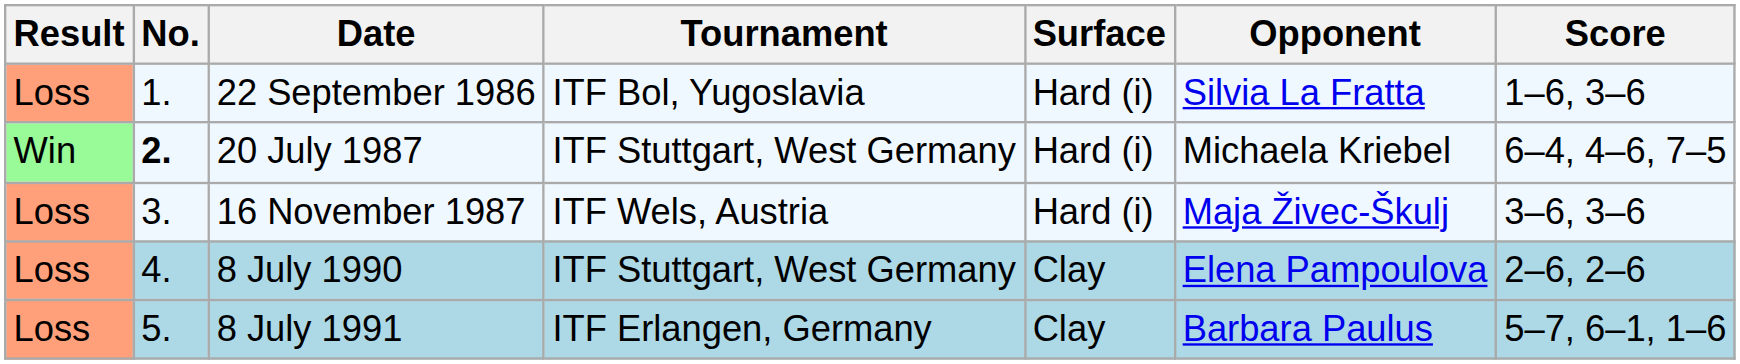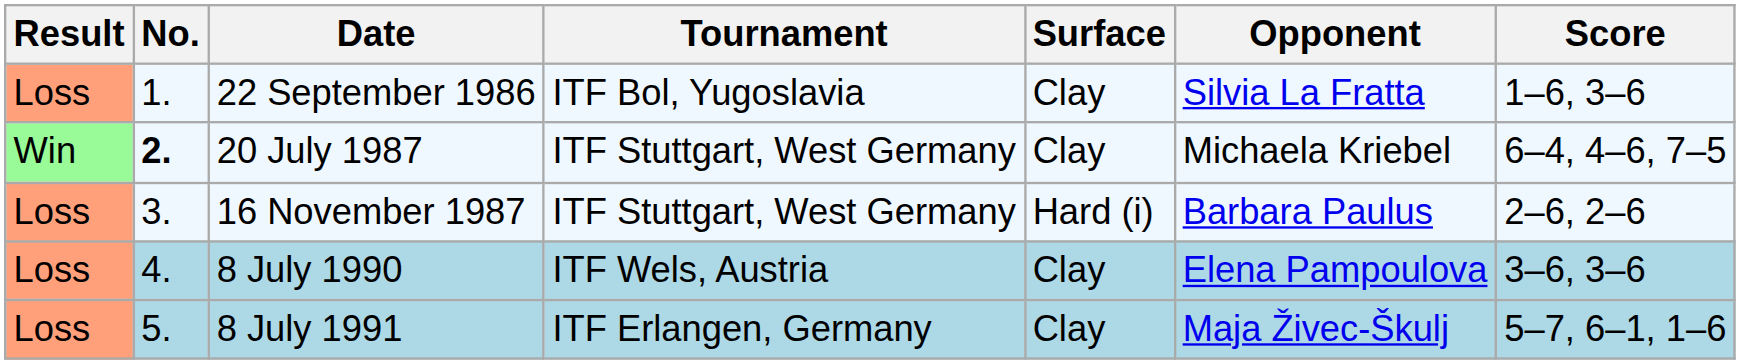(1093, 92) Hard (i) -> (1069, 92) Clay
(1093, 151) Hard (i) -> (1069, 151) Clay
(690, 210) ITF Wels, Austria -> (784, 210) ITF Stuttgart, West Germany
(1316, 210) Maja Živec-Škulj -> (1308, 210) Barbara Paulus
(1575, 210) 3–6, 3–6 -> (1575, 210) 2–6, 2–6
(784, 269) ITF Stuttgart, West Germany -> (690, 269) ITF Wels, Austria
(1575, 269) 2–6, 2–6 -> (1575, 269) 3–6, 3–6
(1308, 328) Barbara Paulus -> (1316, 328) Maja Živec-Škulj
